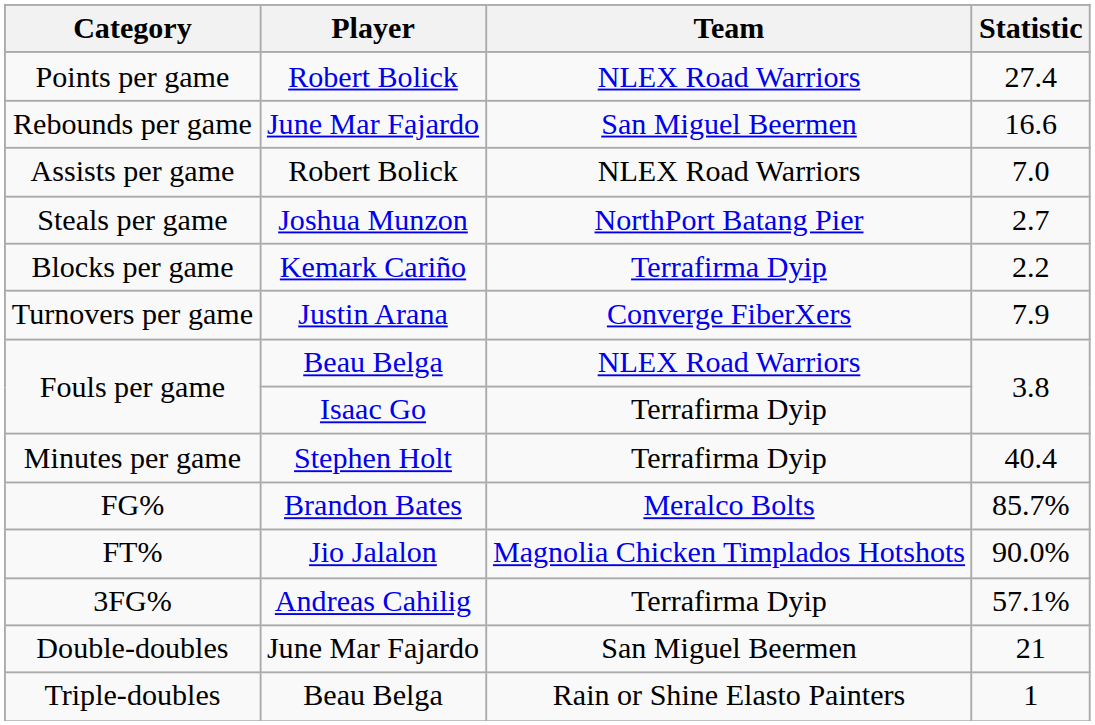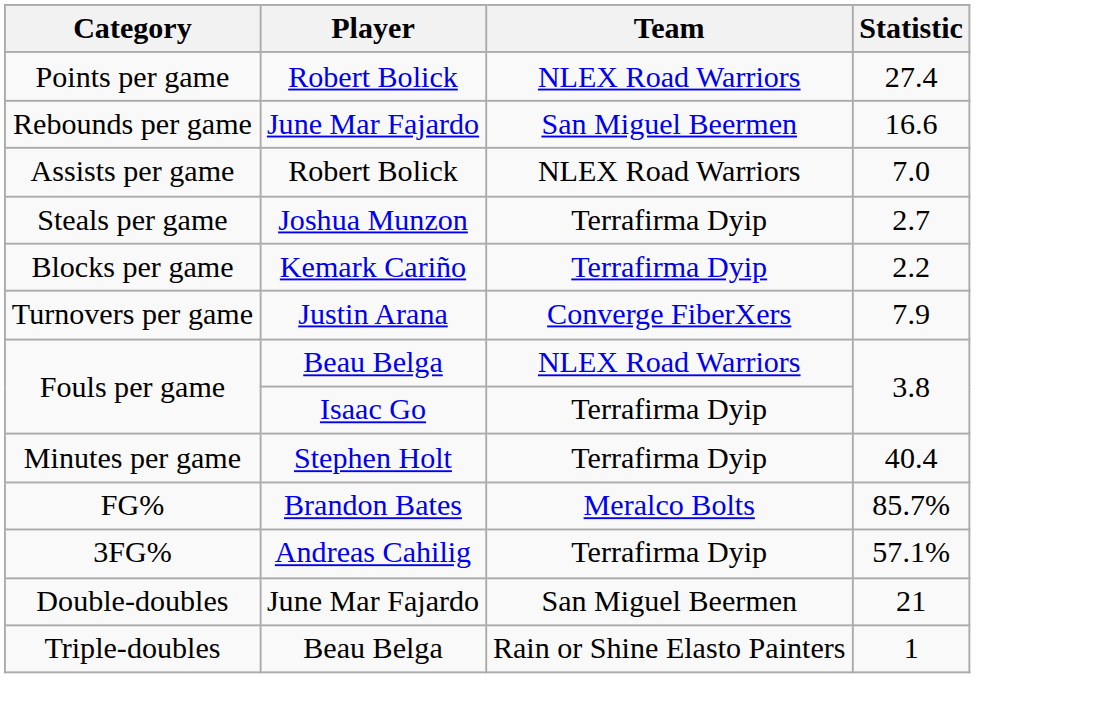(729, 219) NorthPort Batang Pier -> (669, 219) Terrafirma Dyip
- row: (132, 553)
